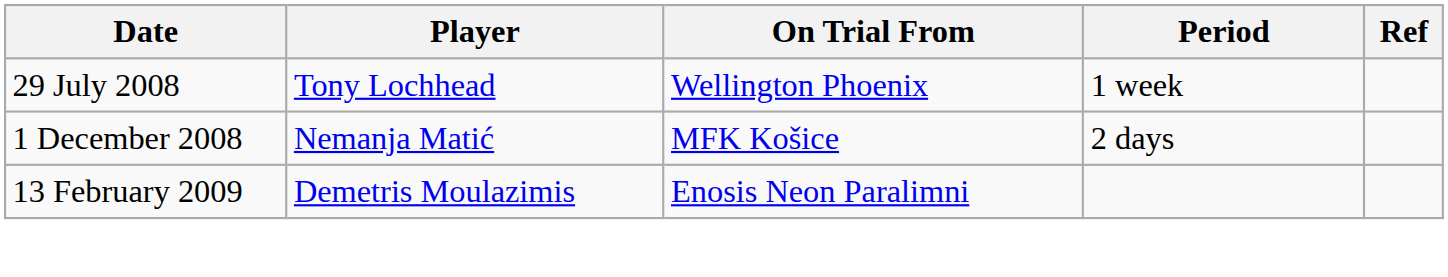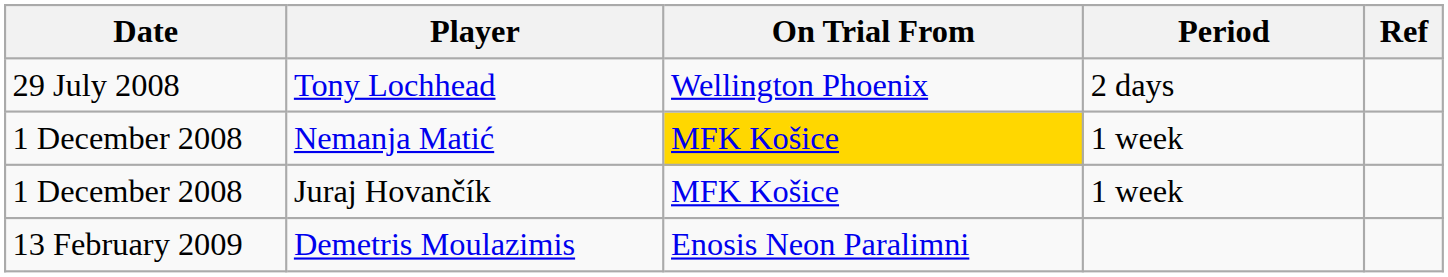(1137, 84) 1 week -> (1133, 84) 2 days
(755, 138) no background -> (755, 138) gold background
(1133, 138) 2 days -> (1137, 138) 1 week
+ row: (392, 191)
